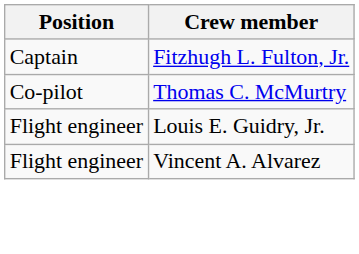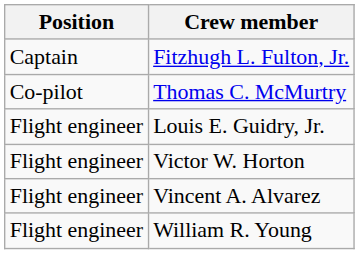+ row: (229, 160)
+ row: (233, 230)
